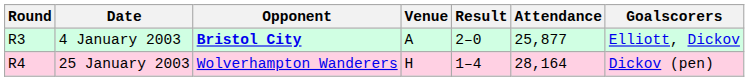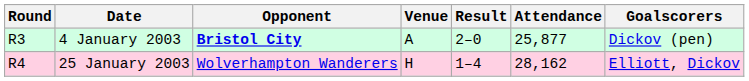(674, 40) Elliott, Dickov -> (661, 40) Dickov (pen)
(541, 64) 28,164 -> (541, 64) 28,162
(661, 64) Dickov (pen) -> (674, 64) Elliott, Dickov
